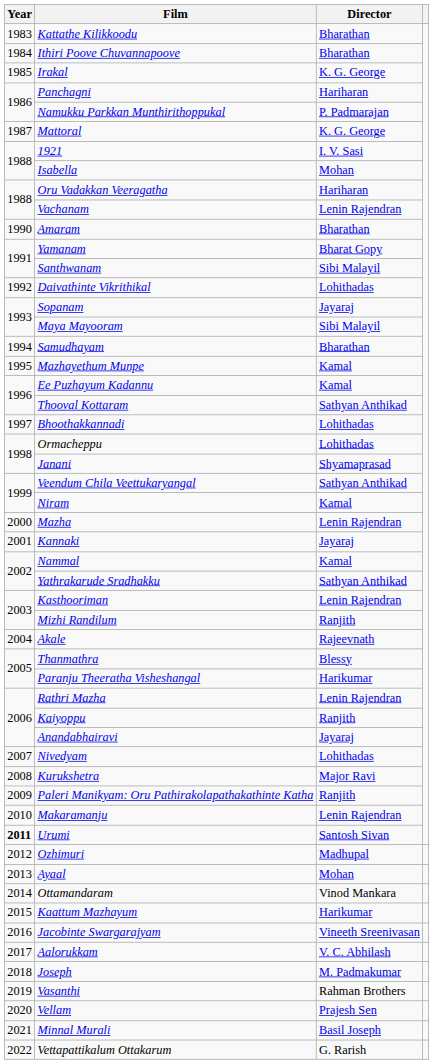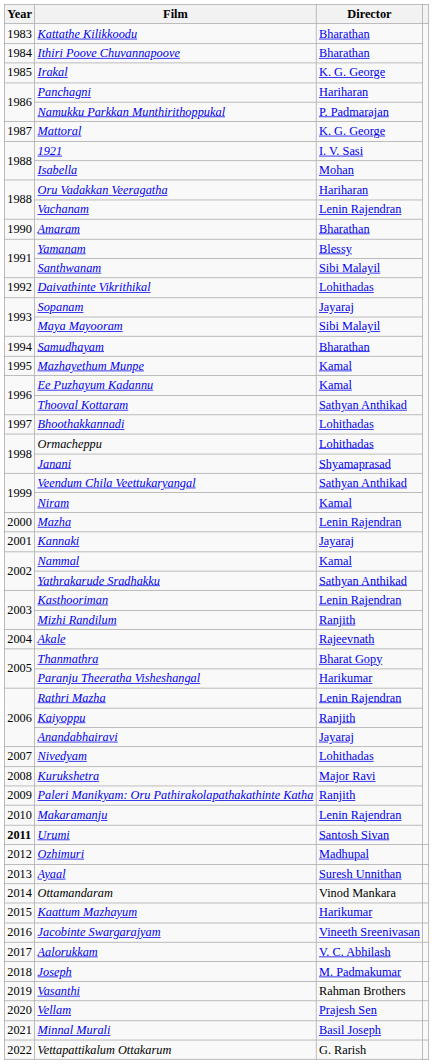(351, 248) Bharat Gopy -> (335, 248) Blessy
(335, 659) Blessy -> (351, 659) Bharat Gopy
(336, 873) Mohan -> (360, 873) Suresh Unnithan
